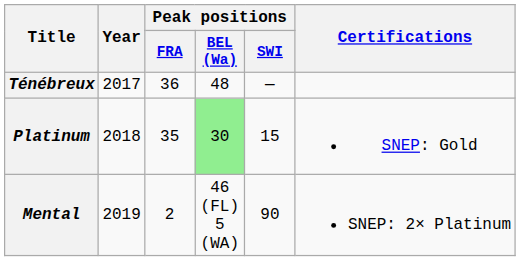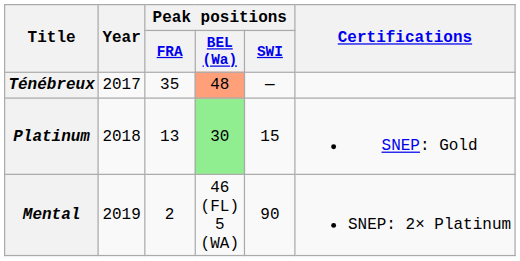(170, 85) 36 -> (170, 85) 35
(220, 85) no background -> (220, 85) lightsalmon background
(170, 136) 35 -> (170, 136) 13
